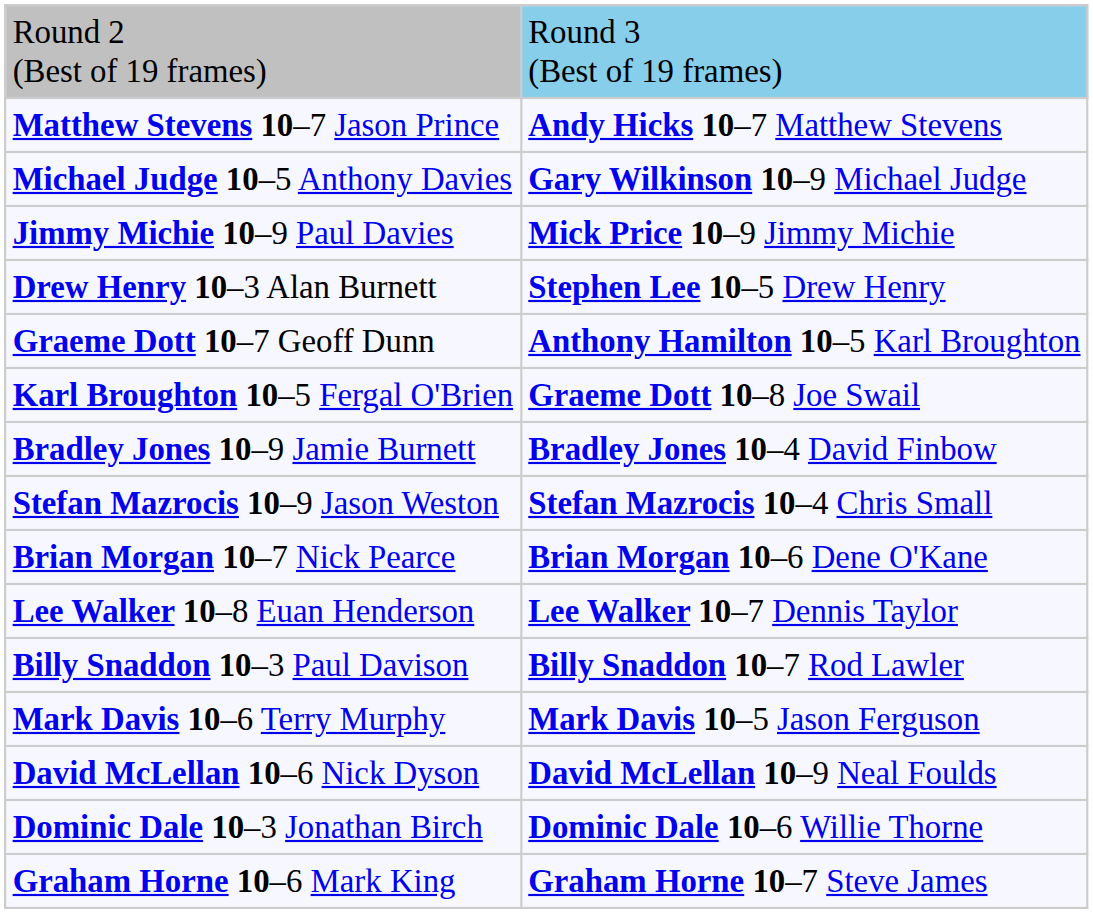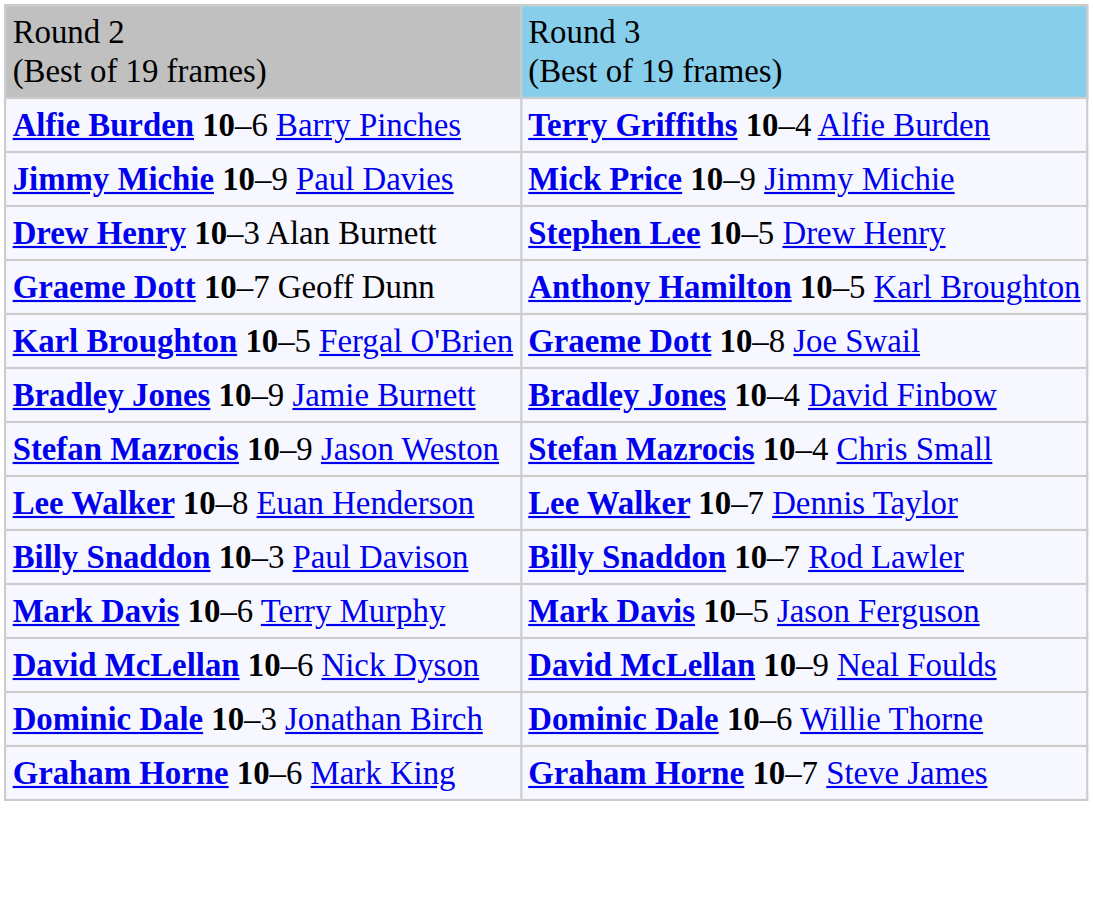- row: (256, 124)
+ row: (237, 124)
- row: (262, 178)
- row: (234, 556)
